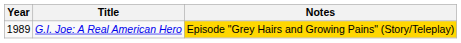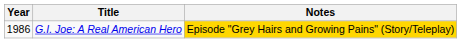(19, 29) 1989 -> (19, 29) 1986
